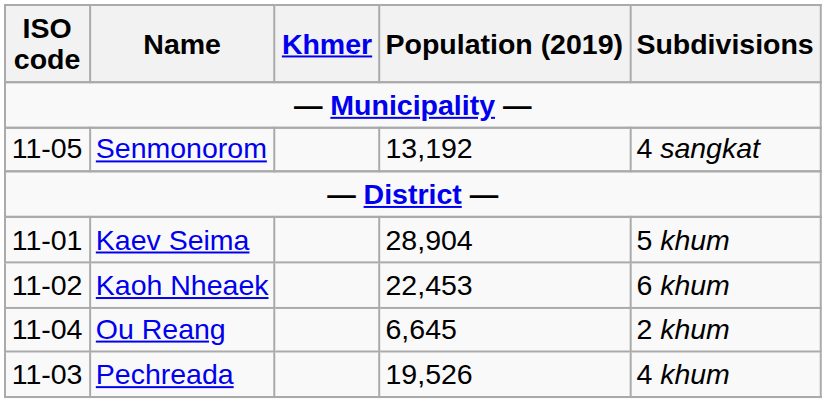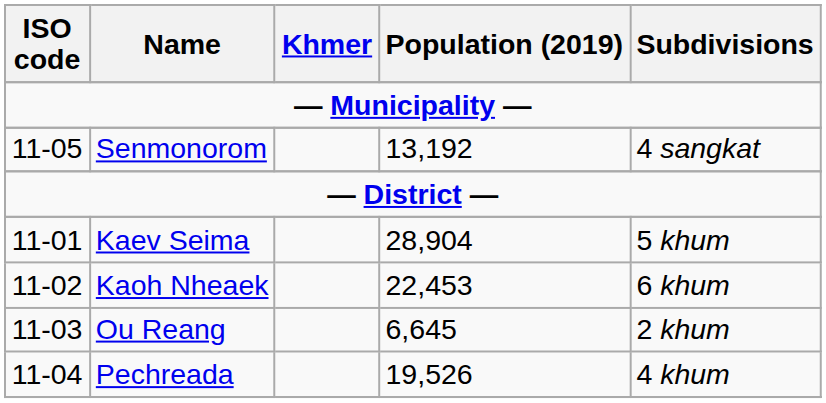(47, 330) 11-04 -> (47, 330) 11-03
(47, 375) 11-03 -> (47, 375) 11-04
